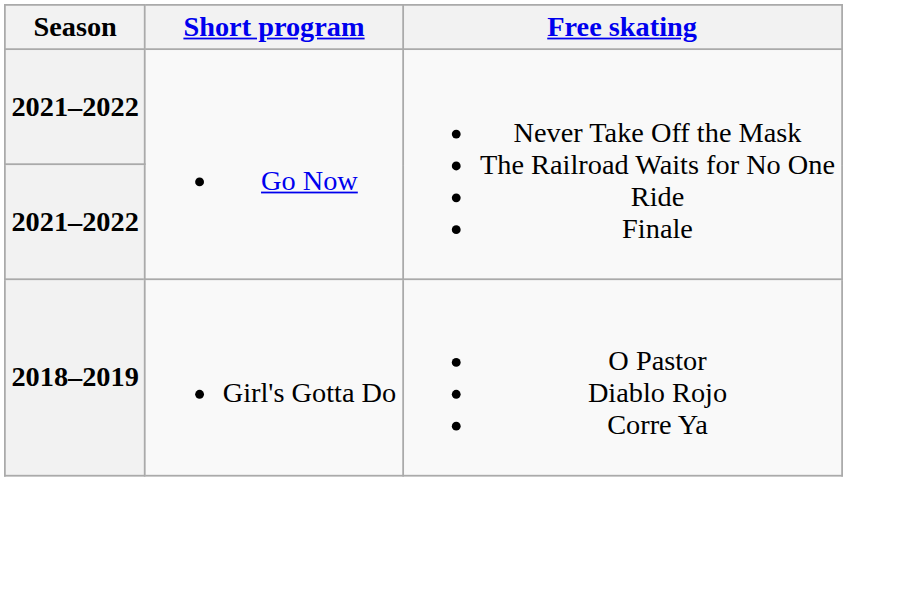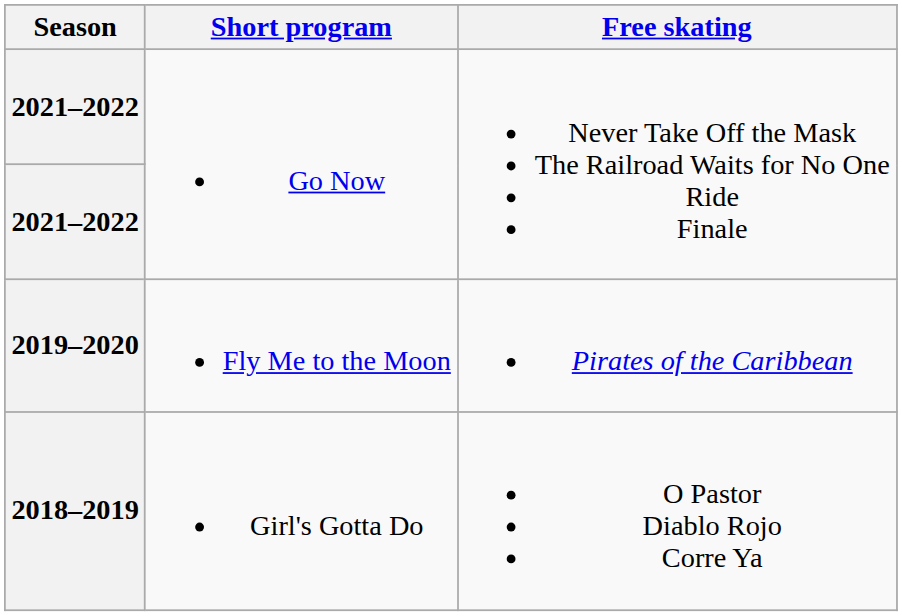+ row: (75, 345)
